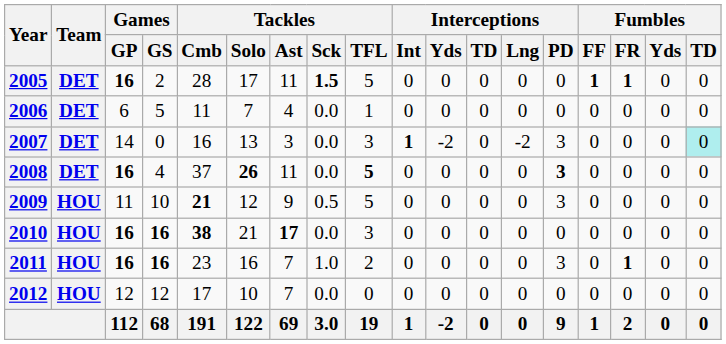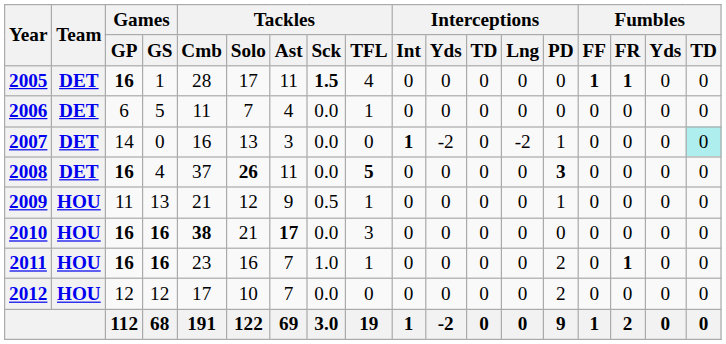(160, 80) 2 -> (160, 80) 1
(369, 80) 5 -> (369, 80) 4
(369, 141) 3 -> (369, 141) 0
(561, 141) 3 -> (561, 141) 1
(160, 202) 10 -> (160, 202) 13
(202, 202) bold -> (202, 202) normal
(369, 202) 5 -> (369, 202) 1
(561, 202) 3 -> (561, 202) 1
(369, 263) 2 -> (369, 263) 1
(561, 263) 3 -> (561, 263) 2
(561, 293) 0 -> (561, 293) 2
